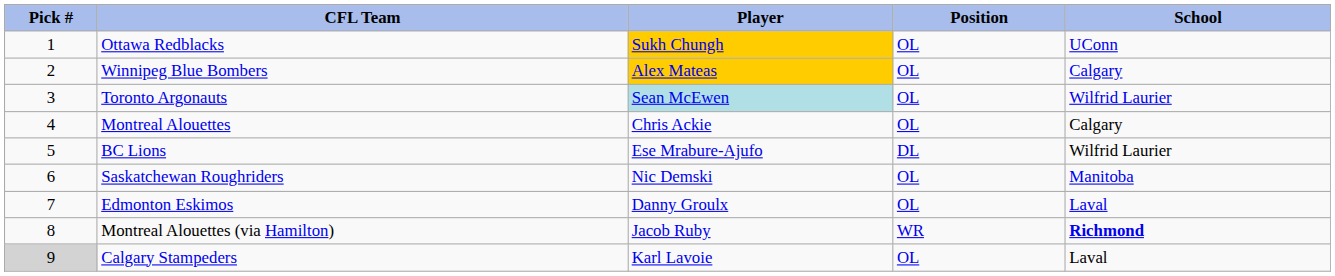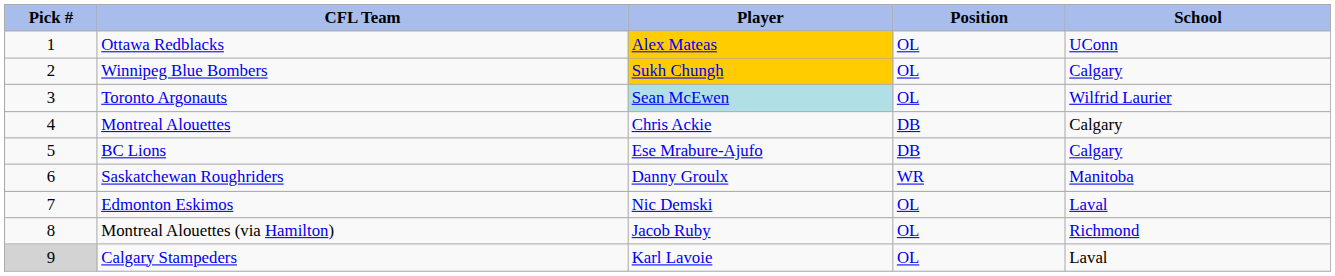(678, 44) Sukh Chungh -> (674, 44) Alex Mateas
(674, 71) Alex Mateas -> (678, 71) Sukh Chungh
(908, 124) OL -> (909, 124) DB
(908, 151) DL -> (909, 151) DB
(1120, 151) Wilfrid Laurier -> (1096, 151) Calgary
(672, 177) Nic Demski -> (680, 177) Danny Groulx
(908, 177) OL -> (910, 177) WR
(680, 204) Danny Groulx -> (672, 204) Nic Demski
(910, 230) WR -> (908, 230) OL
(1107, 230) bold -> (1104, 230) normal
